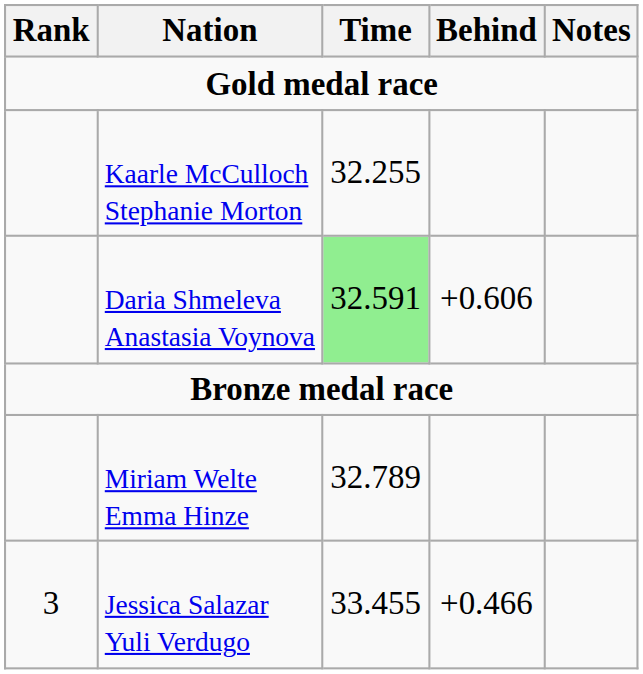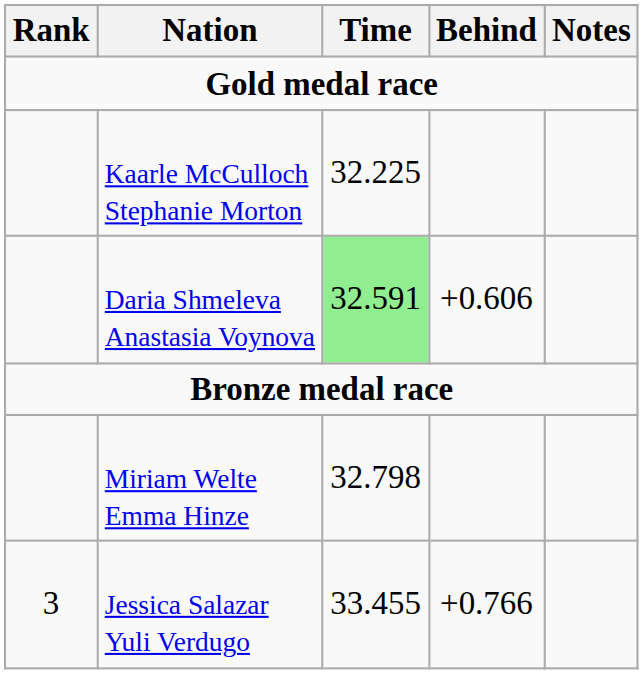(376, 172) 32.255 -> (376, 172) 32.225
(376, 477) 32.789 -> (376, 477) 32.798
(486, 603) +0.466 -> (486, 603) +0.766
